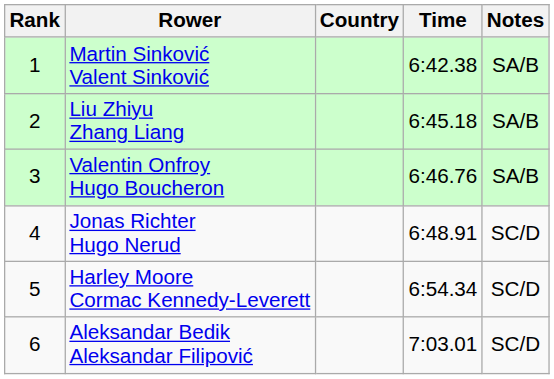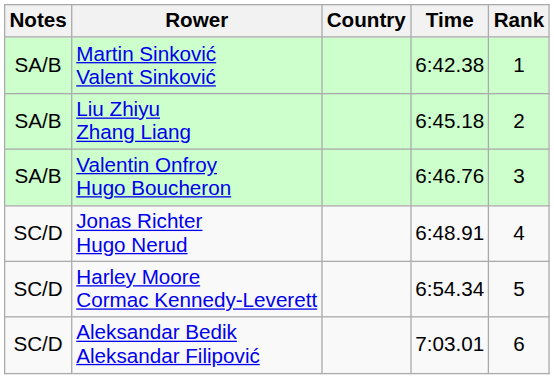columns swapped: (35, 20) <-> (516, 20)
